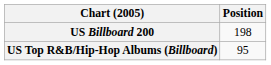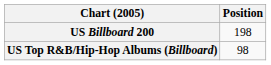(243, 50) 95 -> (243, 50) 98
